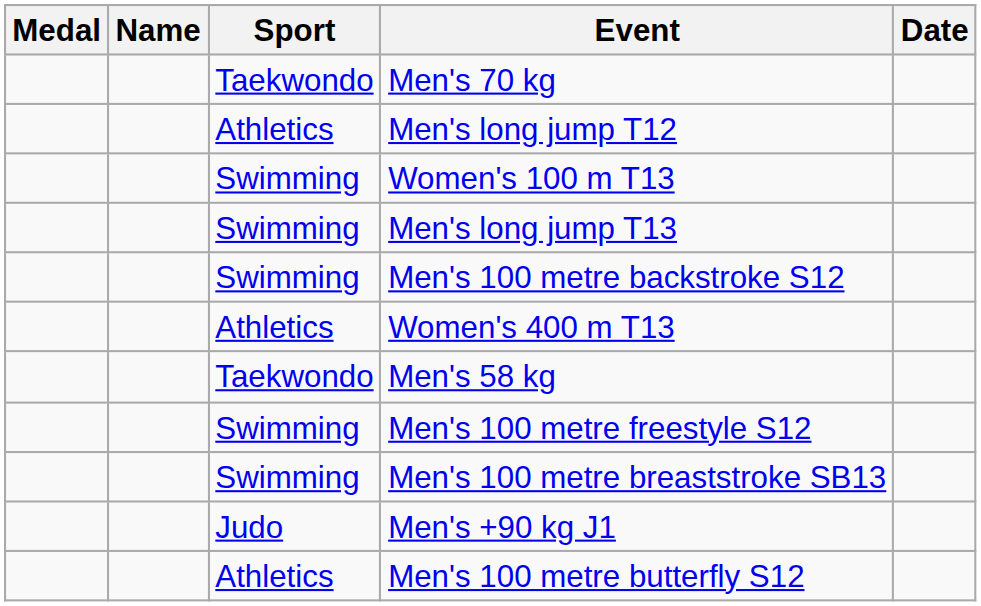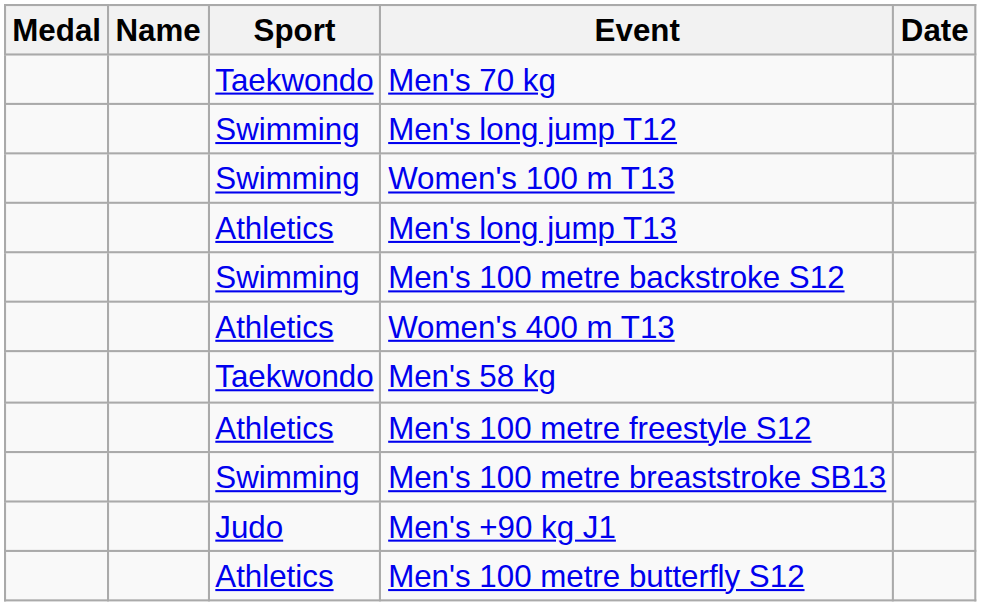(274, 129) Athletics -> (287, 129) Swimming
(287, 228) Swimming -> (274, 228) Athletics
(287, 427) Swimming -> (274, 427) Athletics
